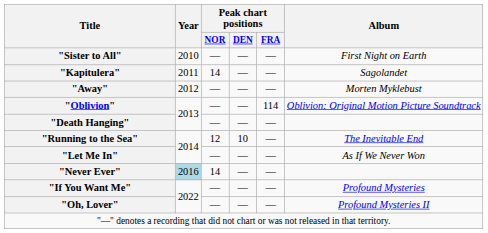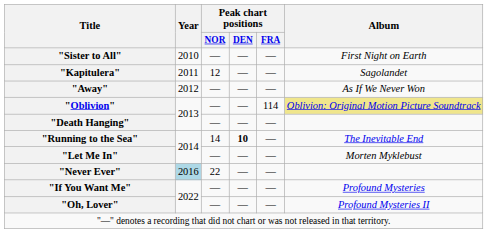(215, 72) 14 -> (215, 72) 12
(384, 89) Morten Myklebust -> (384, 89) As If We Never Won
(384, 105) no background -> (384, 105) khaki background
(215, 138) 12 -> (215, 138) 14
(243, 138) normal -> (243, 138) bold
(384, 155) As If We Never Won -> (384, 155) Morten Myklebust
(215, 171) 14 -> (215, 171) 22
